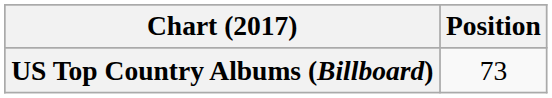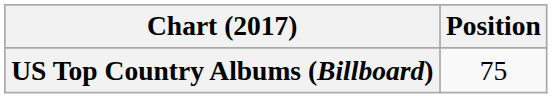(493, 69) 73 -> (493, 69) 75
